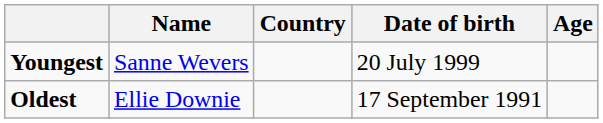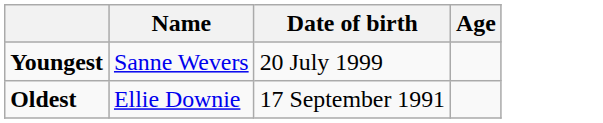- column: (303, 23)
